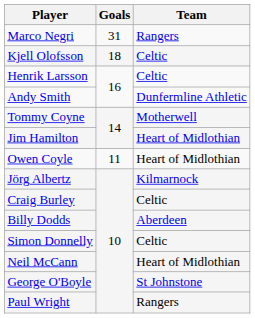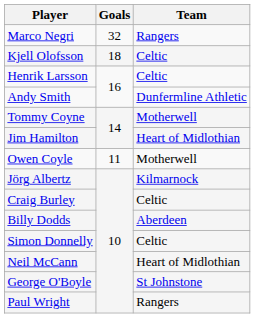(115, 35) 31 -> (115, 35) 32
(188, 158) Heart of Midlothian -> (167, 158) Motherwell
